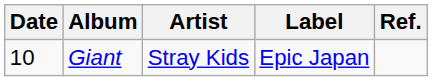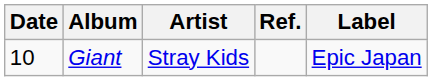columns swapped: (314, 22) <-> (401, 22)
